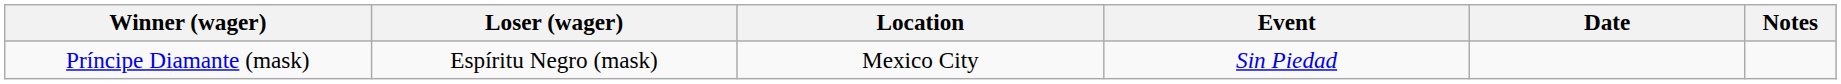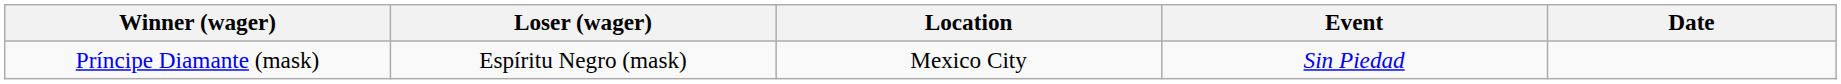- column: (1790, 22)
